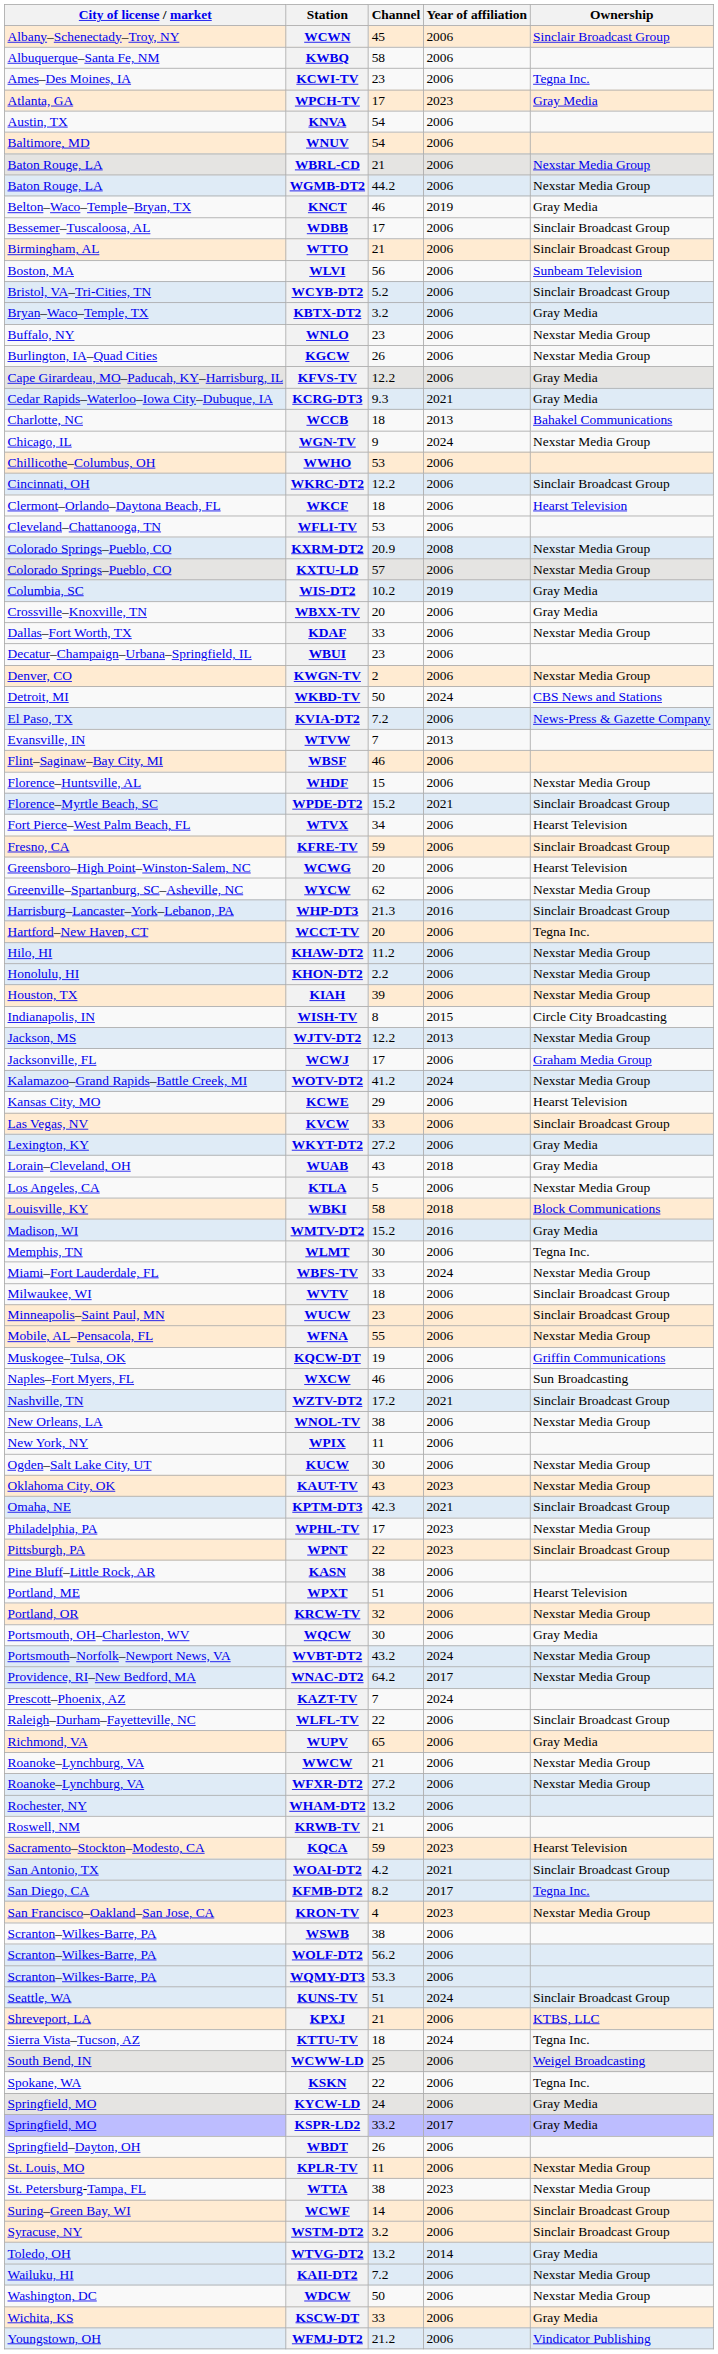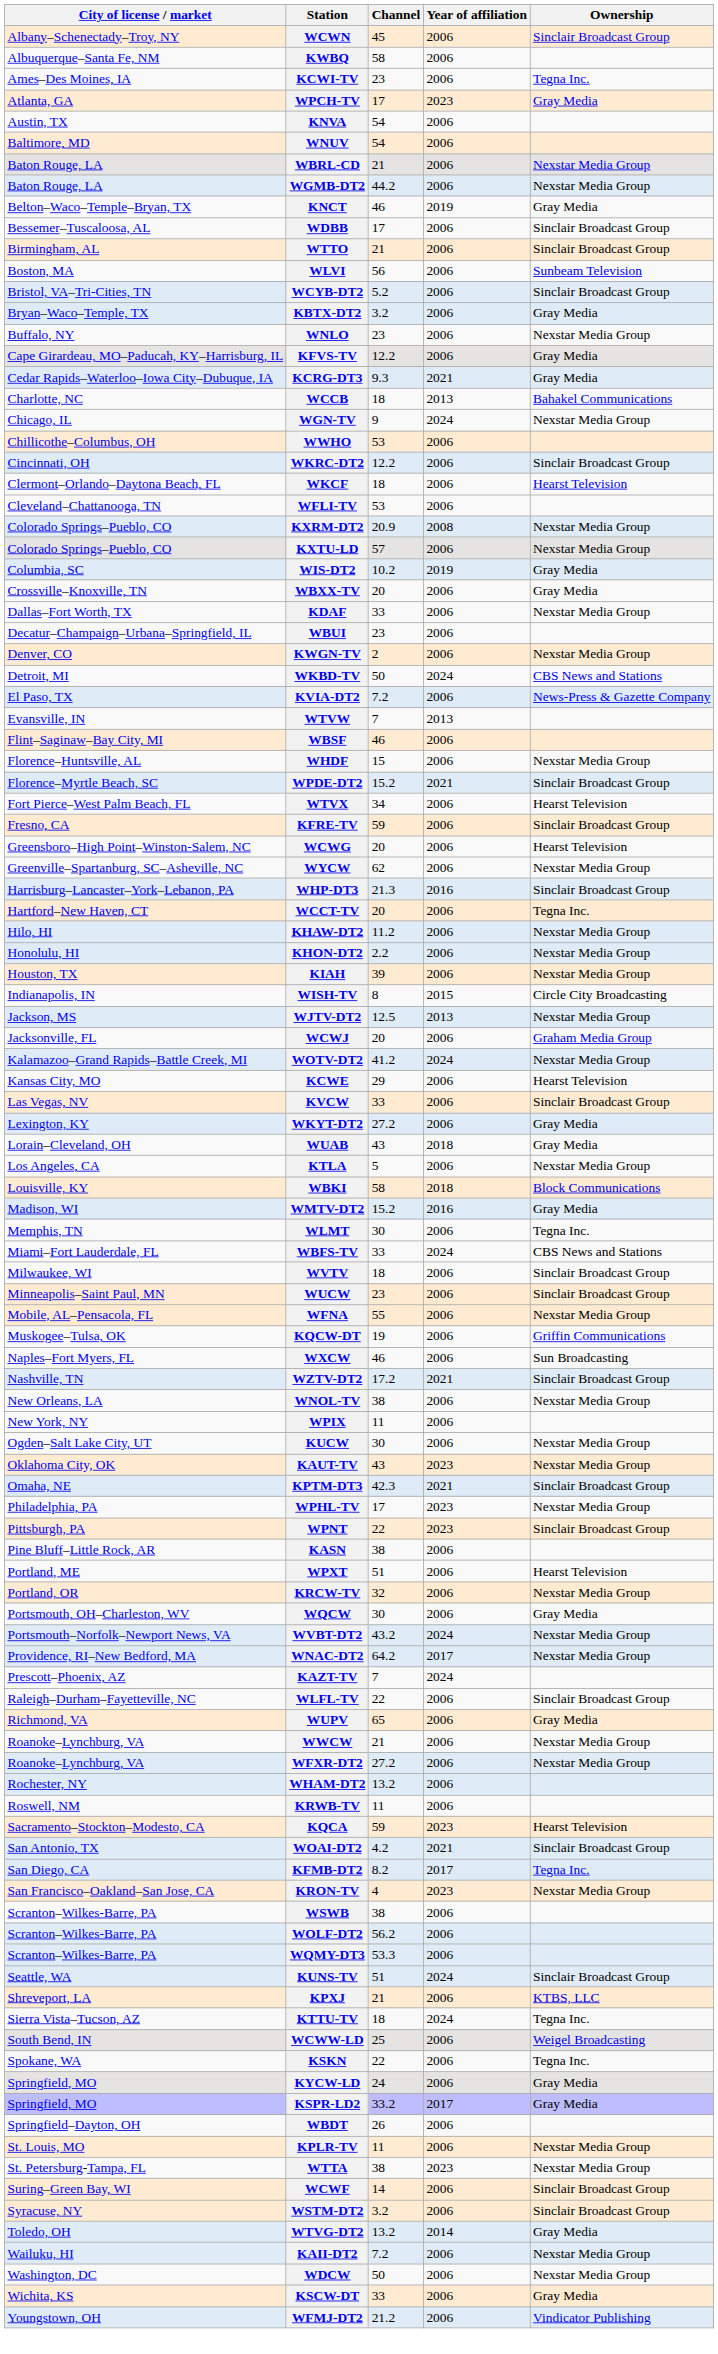- row: (327, 356)
(383, 1038) 12.2 -> (383, 1016) 12.5
(378, 1059) 17 -> (378, 1038) 20
(592, 1272) Nexstar Media Group -> (598, 1251) CBS News and Stations
(378, 1826) 21 -> (378, 1805) 11
